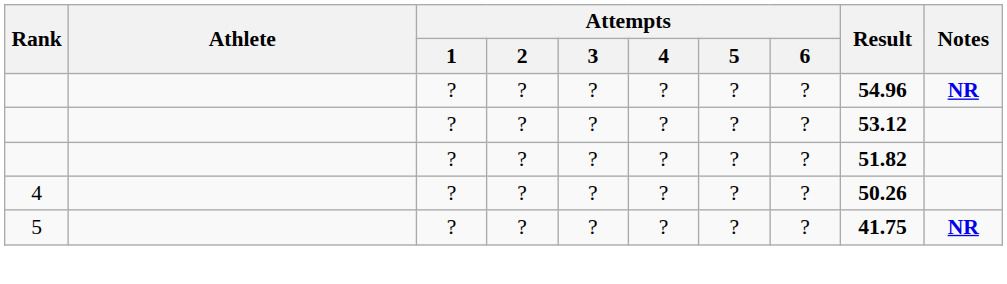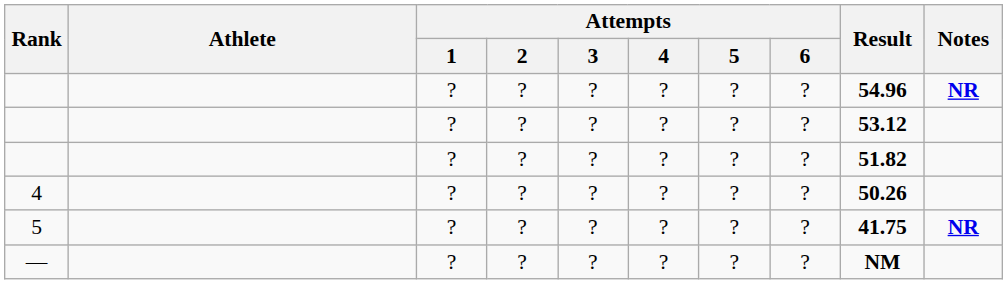+ row: (37, 261)
